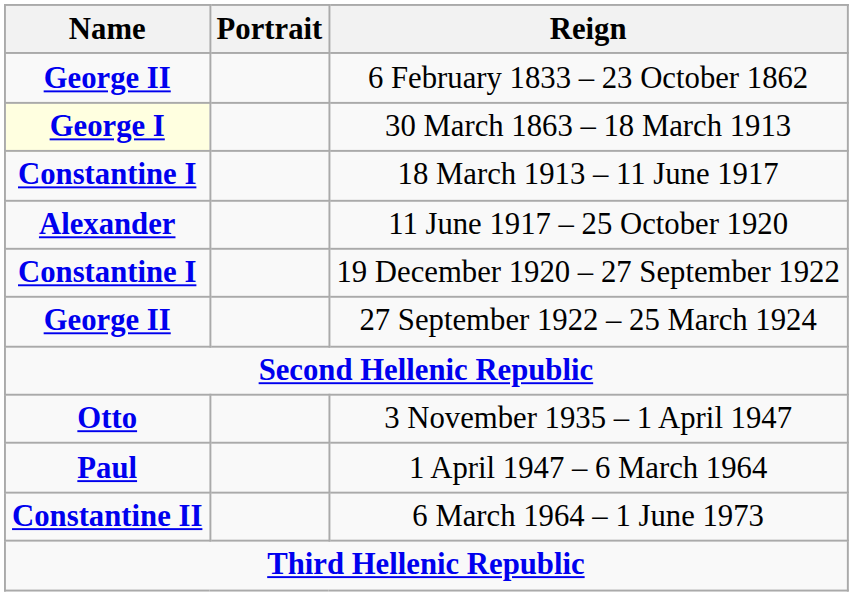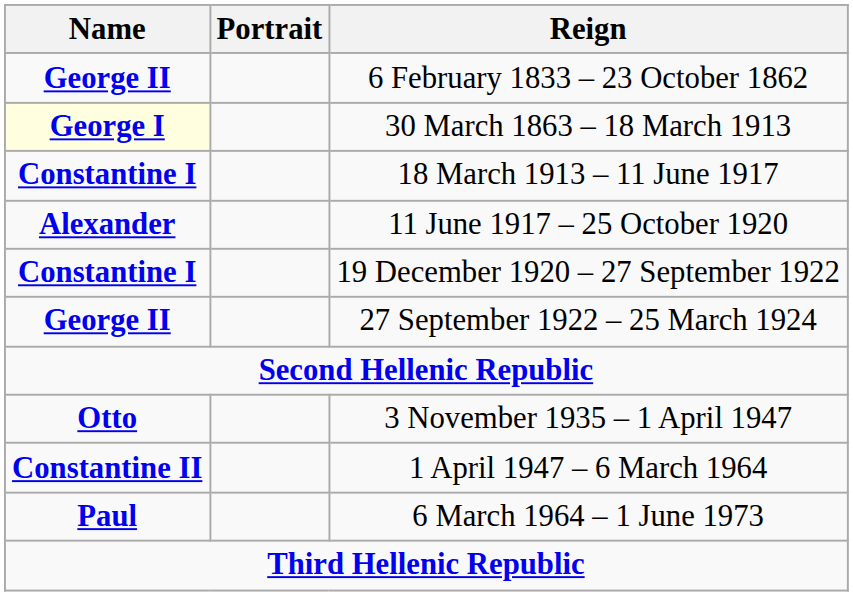(107, 467) Paul -> (107, 467) Constantine II
(107, 516) Constantine II -> (107, 516) Paul
